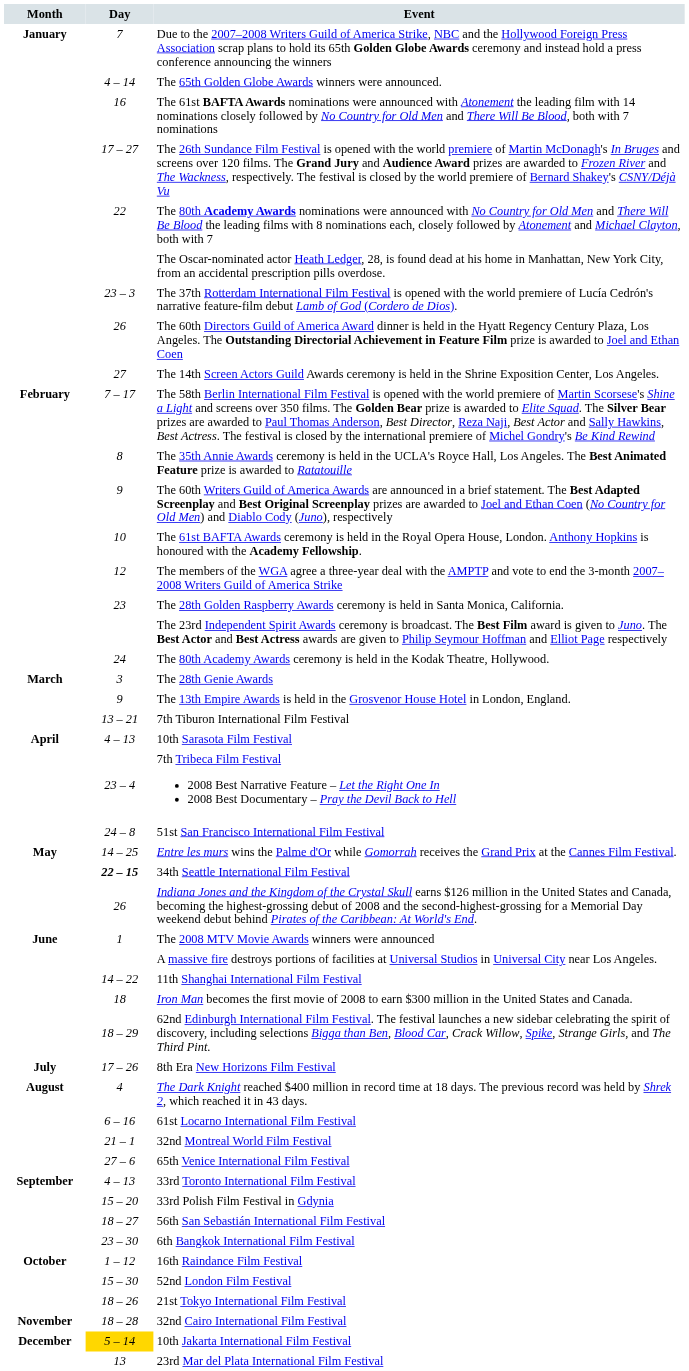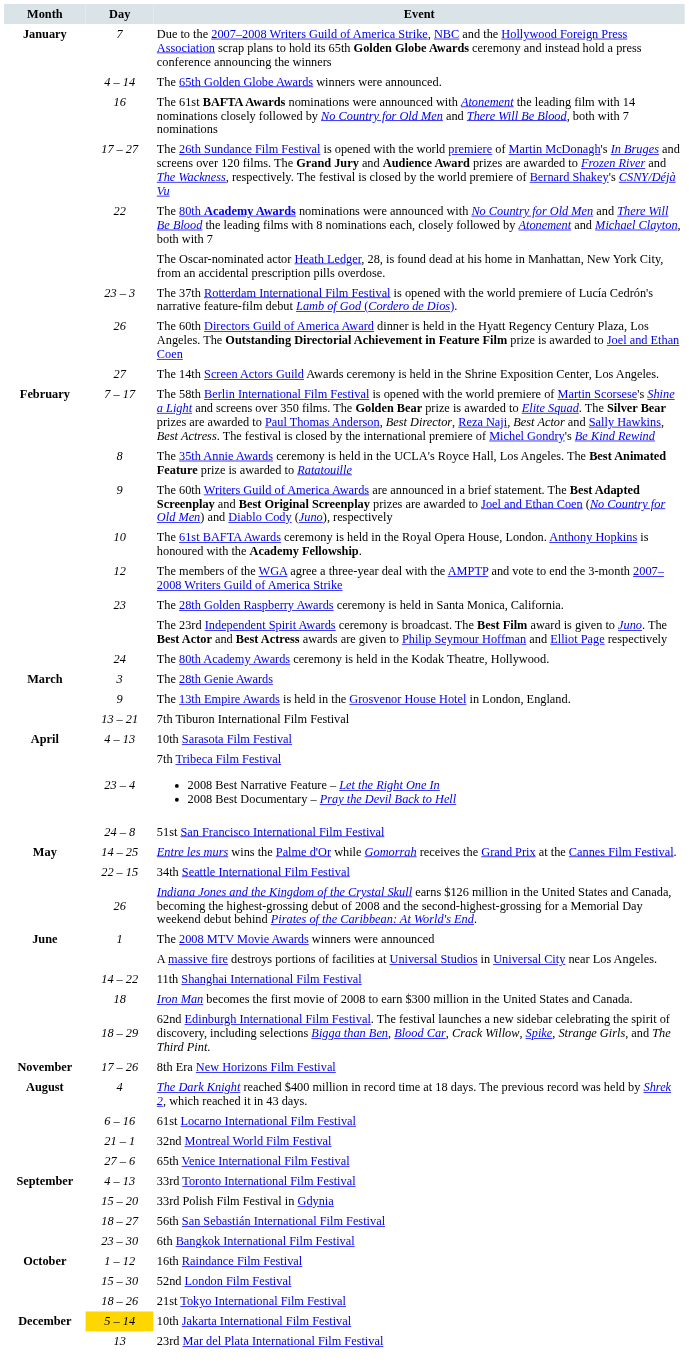(120, 871) bold -> (120, 871) normal
(45, 1067) July -> (45, 1067) November
- row: (252, 1321)
